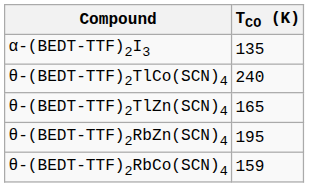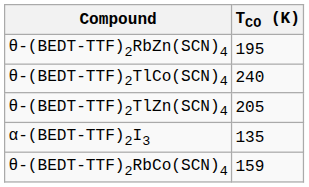rows swapped: (79, 49) <-> (118, 137)
(250, 108) 165 -> (250, 108) 205
